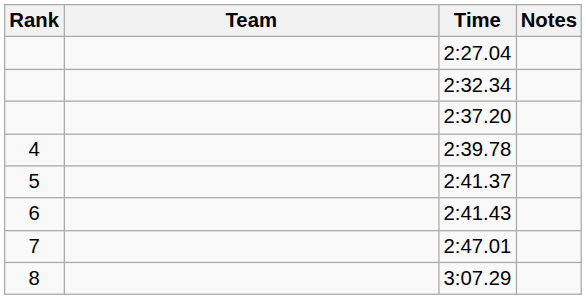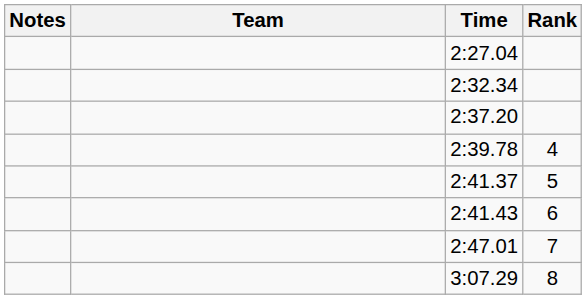columns swapped: (34, 20) <-> (549, 20)
